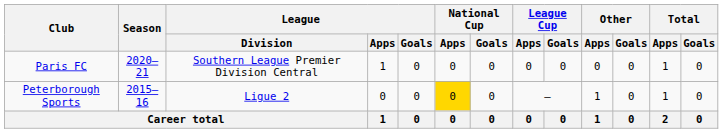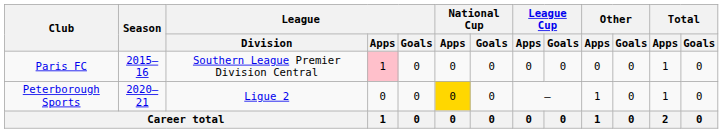(142, 66) 2020–21 -> (142, 66) 2015–16
(383, 66) no background -> (383, 66) pink background
(142, 96) 2015–16 -> (142, 96) 2020–21
